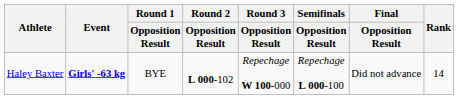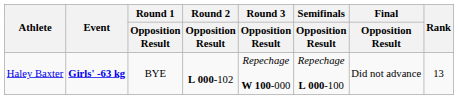(439, 73) 14 -> (439, 73) 13
